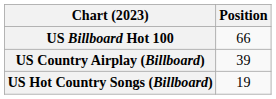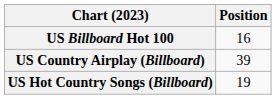(243, 37) 66 -> (243, 37) 16
